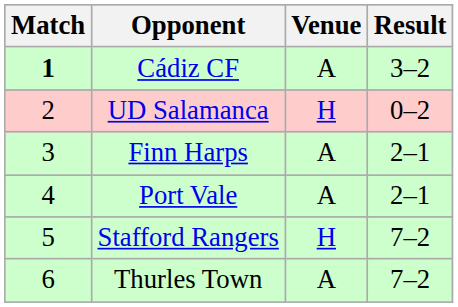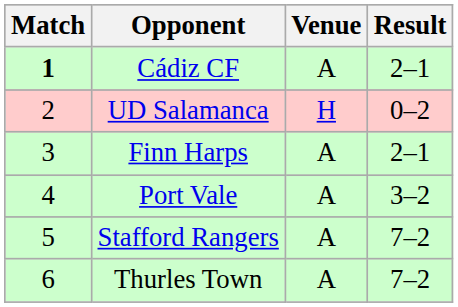(410, 68) 3–2 -> (410, 68) 2–1
(410, 195) 2–1 -> (410, 195) 3–2
(326, 237) H -> (326, 237) A
